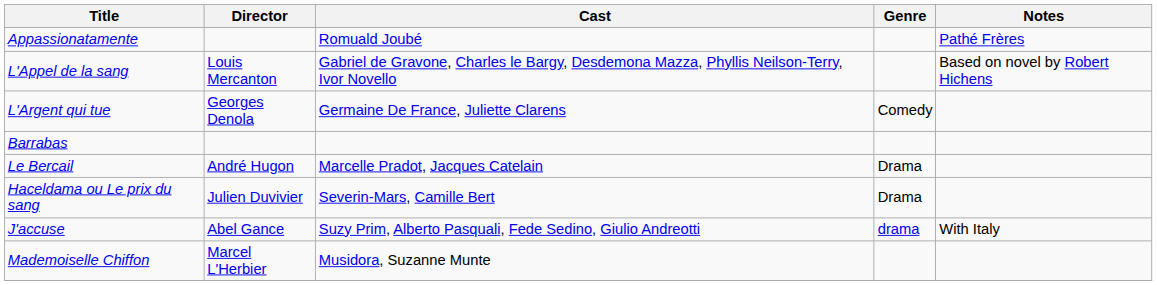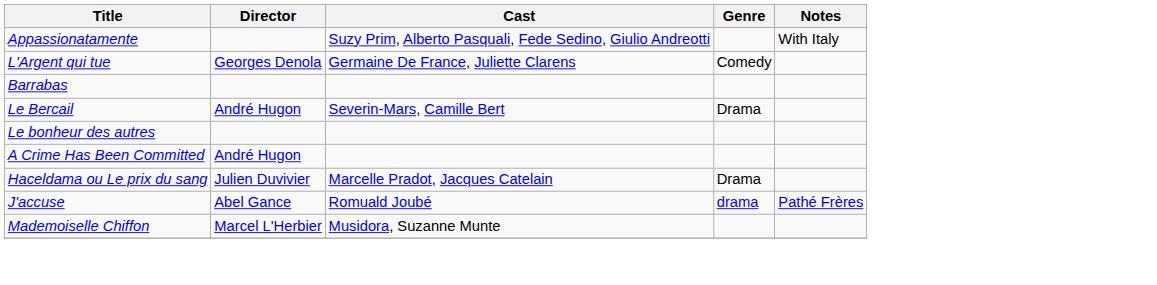(370, 39) Romuald Joubé -> (519, 39) Suzy Prim, Alberto Pasquali, Fede Sedino, Giulio Andreotti
(982, 39) Pathé Frères -> (809, 39) With Italy
- row: (68, 71)
(431, 166) Marcelle Pradot, Jacques Catelain -> (417, 109) Severin-Mars, Camille Bert
+ row: (82, 132)
+ row: (106, 156)
(407, 197) Severin-Mars, Camille Bert -> (441, 179) Marcelle Pradot, Jacques Catelain
(509, 229) Suzy Prim, Alberto Pasquali, Fede Sedino, Giulio Andreotti -> (380, 202) Romuald Joubé
(970, 229) With Italy -> (821, 202) Pathé Frères
